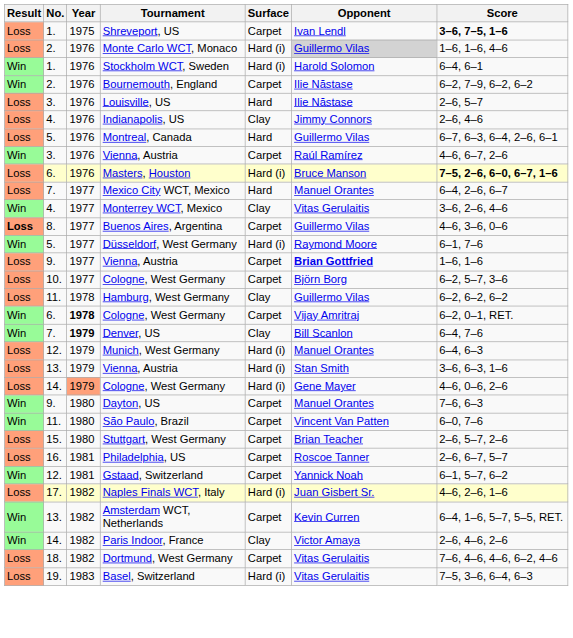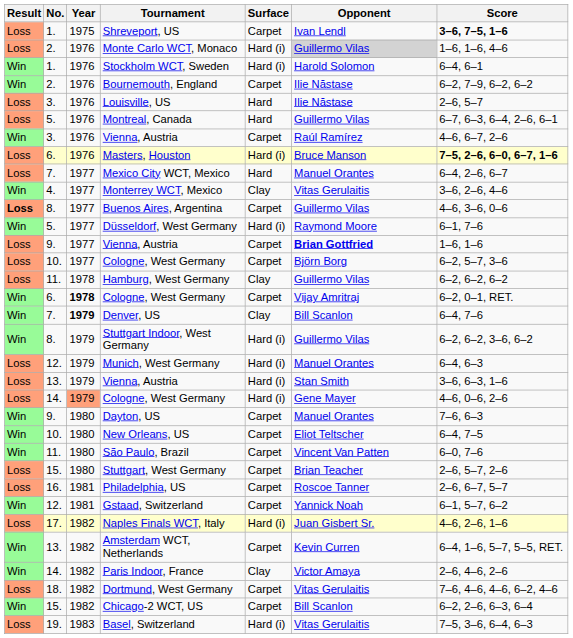- row: (51, 119)
+ row: (51, 339)
+ row: (54, 434)
+ row: (54, 606)
